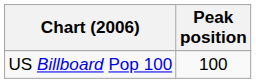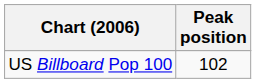(213, 64) 100 -> (213, 64) 102
